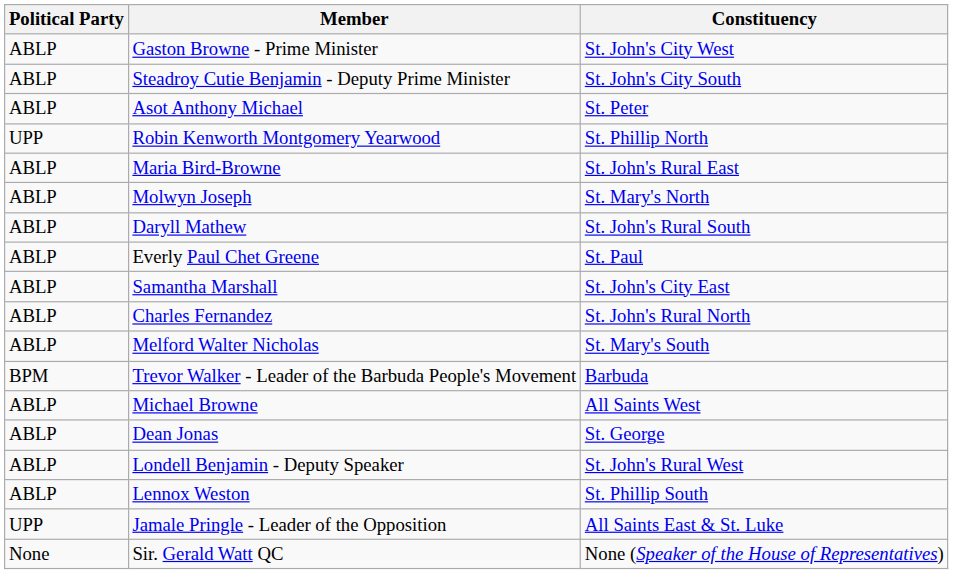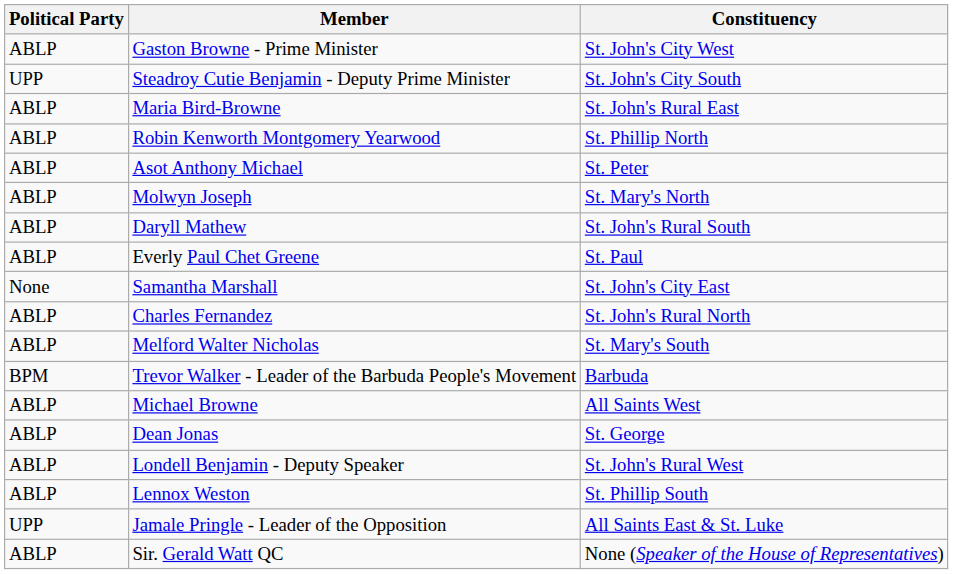(33, 78) ABLP -> (26, 78) UPP
rows swapped: (206, 167) <-> (218, 108)
(26, 138) UPP -> (33, 138) ABLP
(33, 286) ABLP -> (29, 286) None
(29, 553) None -> (33, 553) ABLP
